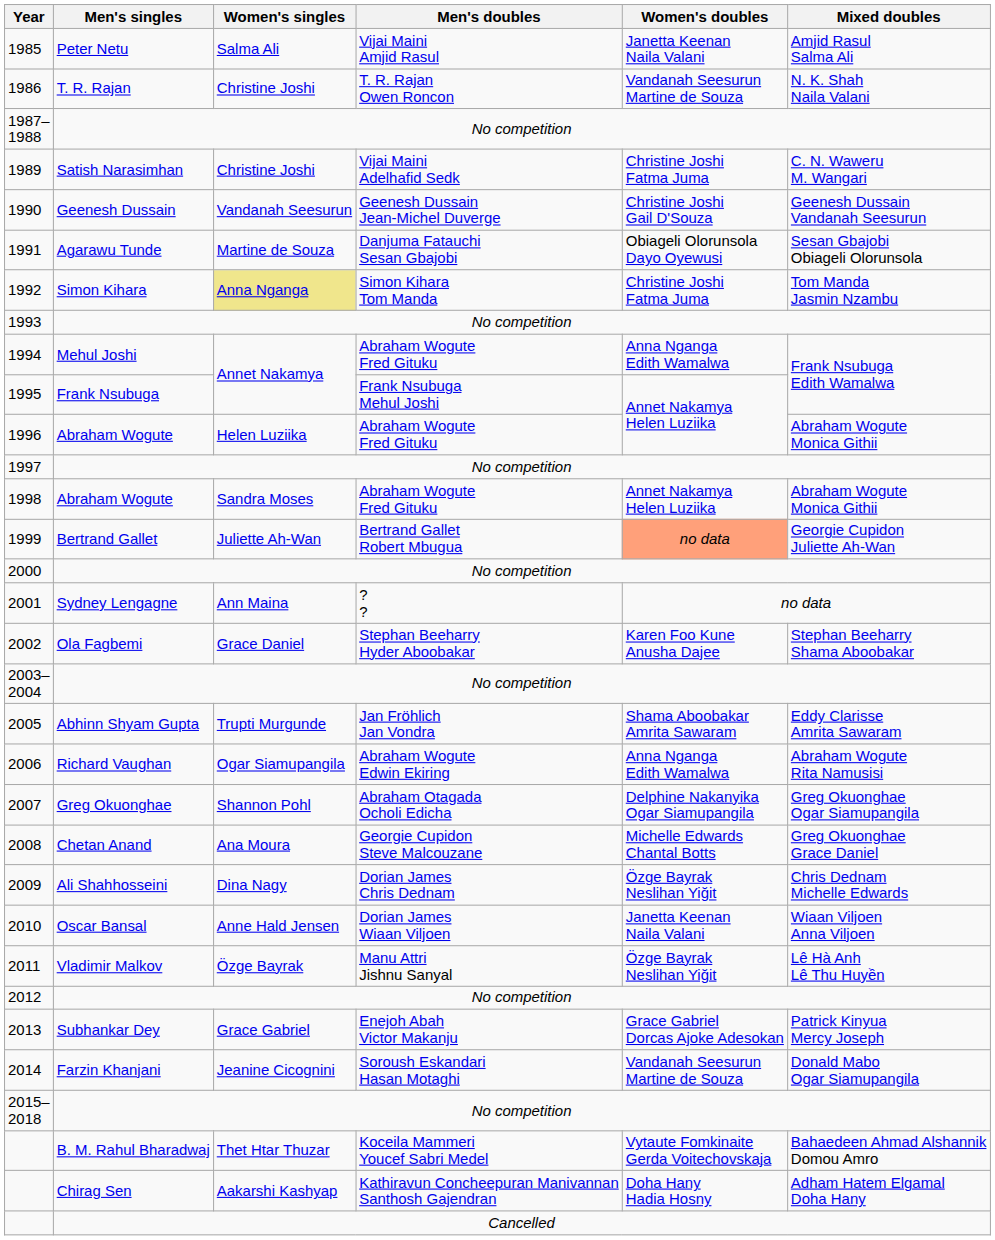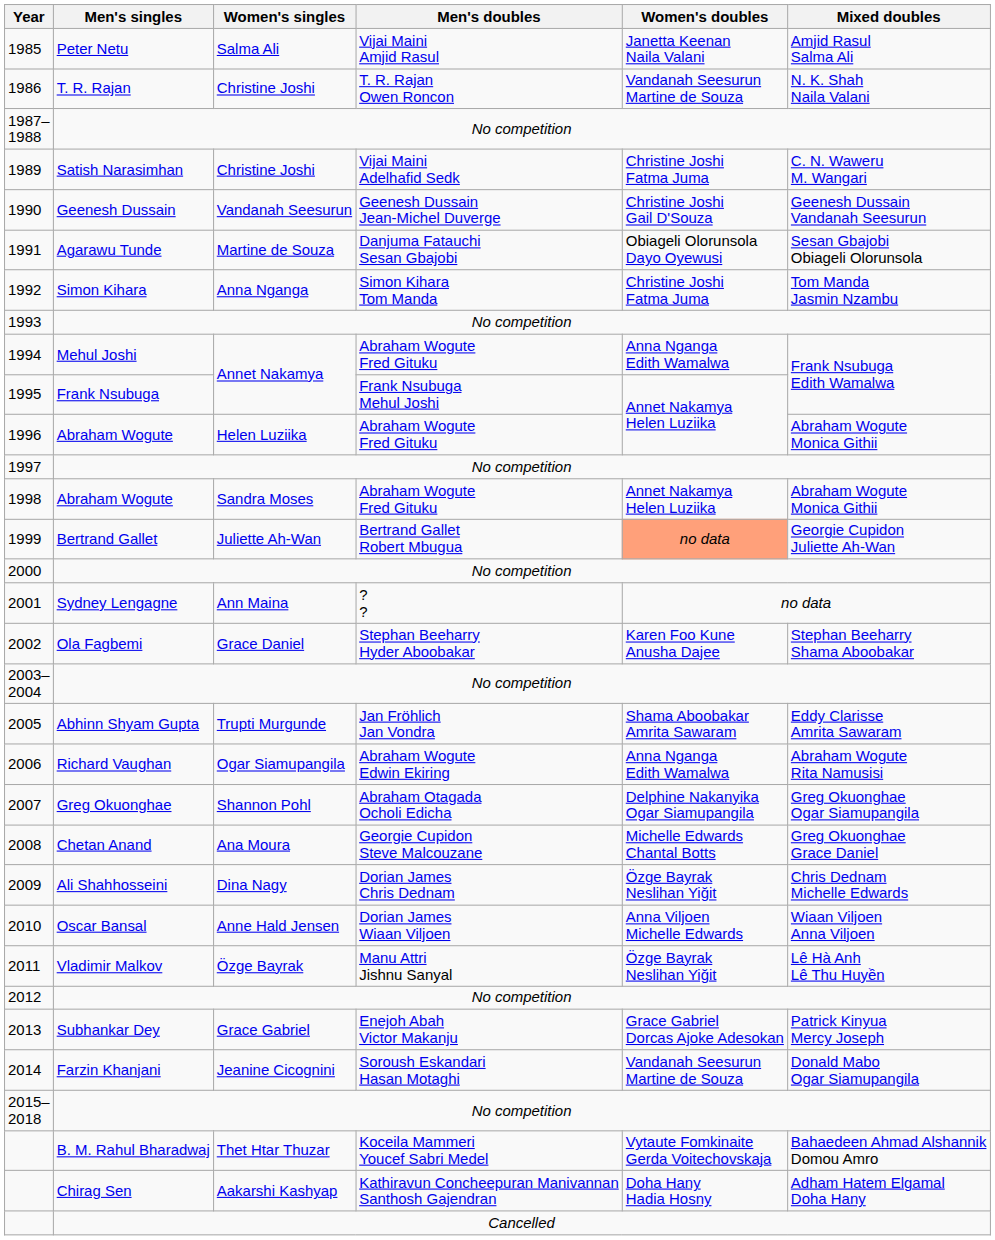(263, 291) khaki background -> (263, 291) no background
(678, 926) Janetta Keenan Naila Valani -> (684, 926) Anna Viljoen Michelle Edwards
